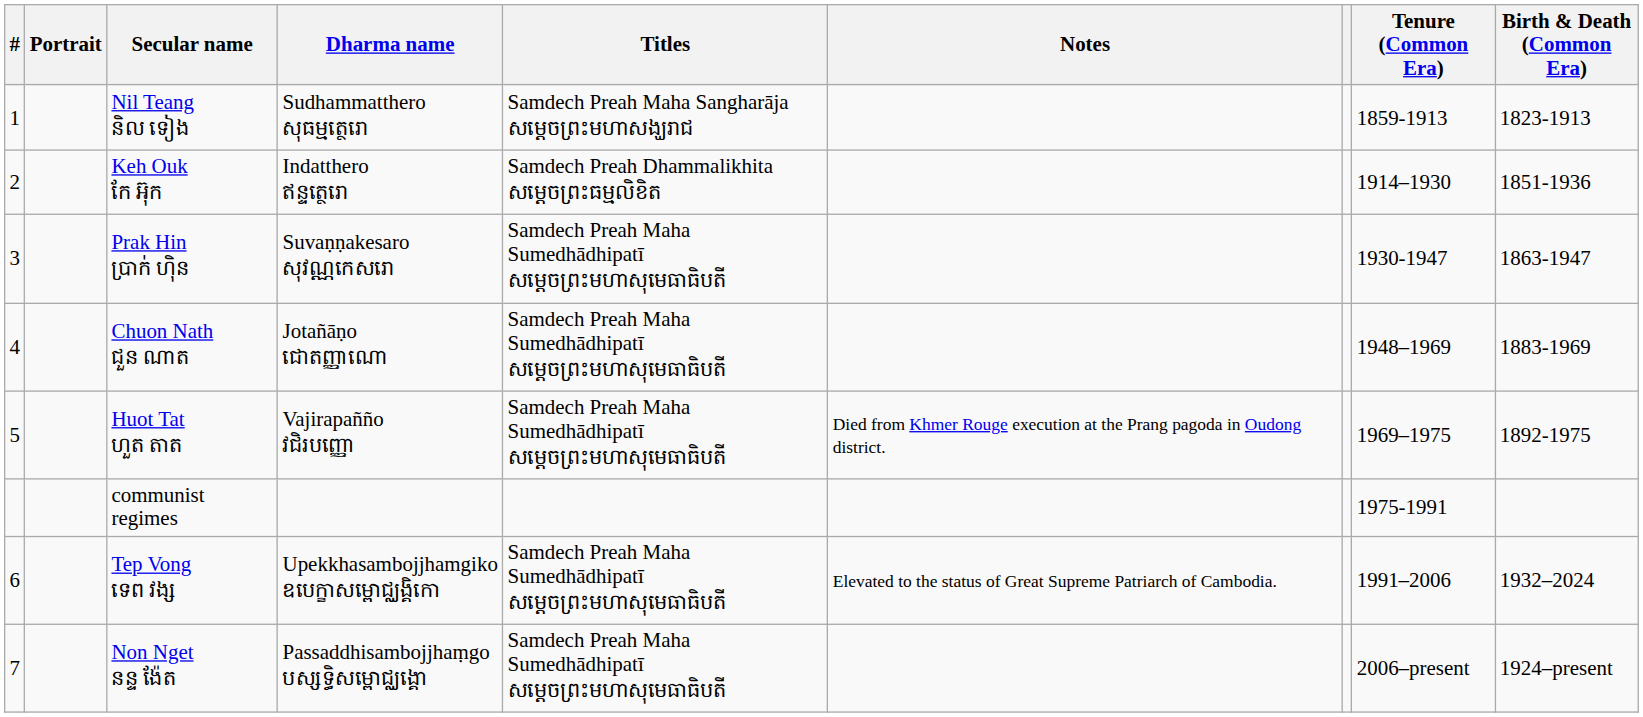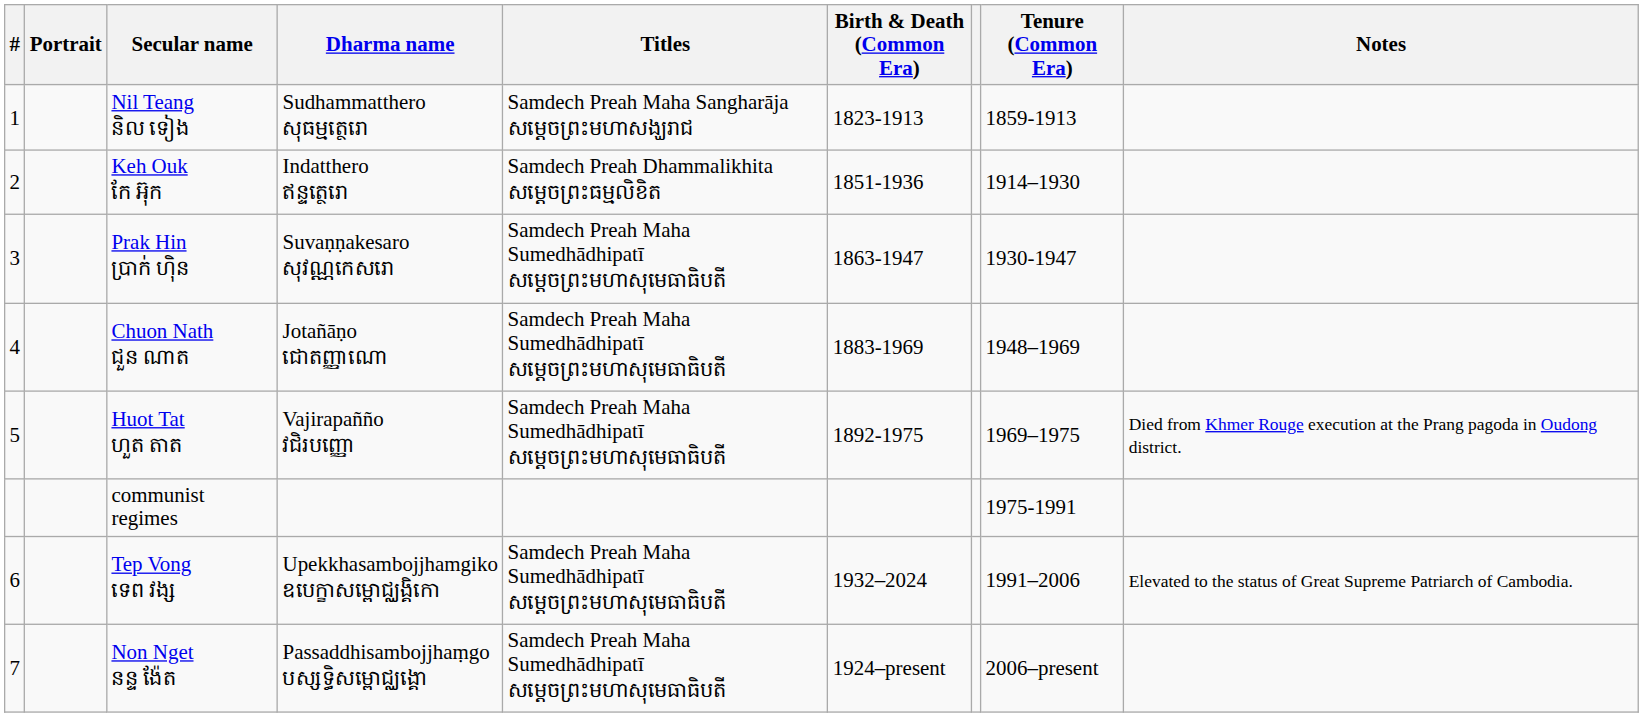columns swapped: (1567, 44) <-> (1085, 44)
